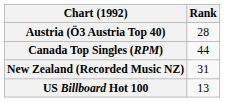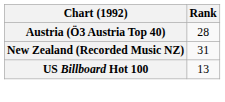- row: (96, 50)
